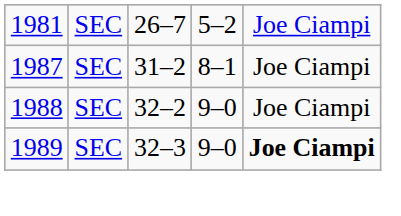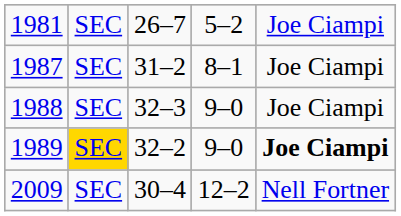(160, 107) 32–2 -> (160, 107) 32–3
(98, 148) no background -> (98, 148) gold background
(160, 148) 32–3 -> (160, 148) 32–2
+ row: (37, 189)
